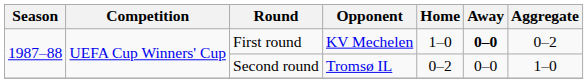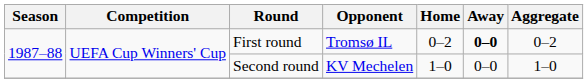(370, 41) KV Mechelen -> (359, 41) Tromsø IL
(440, 41) 1–0 -> (440, 41) 0–2
(359, 66) Tromsø IL -> (370, 66) KV Mechelen
(440, 66) 0–2 -> (440, 66) 1–0
